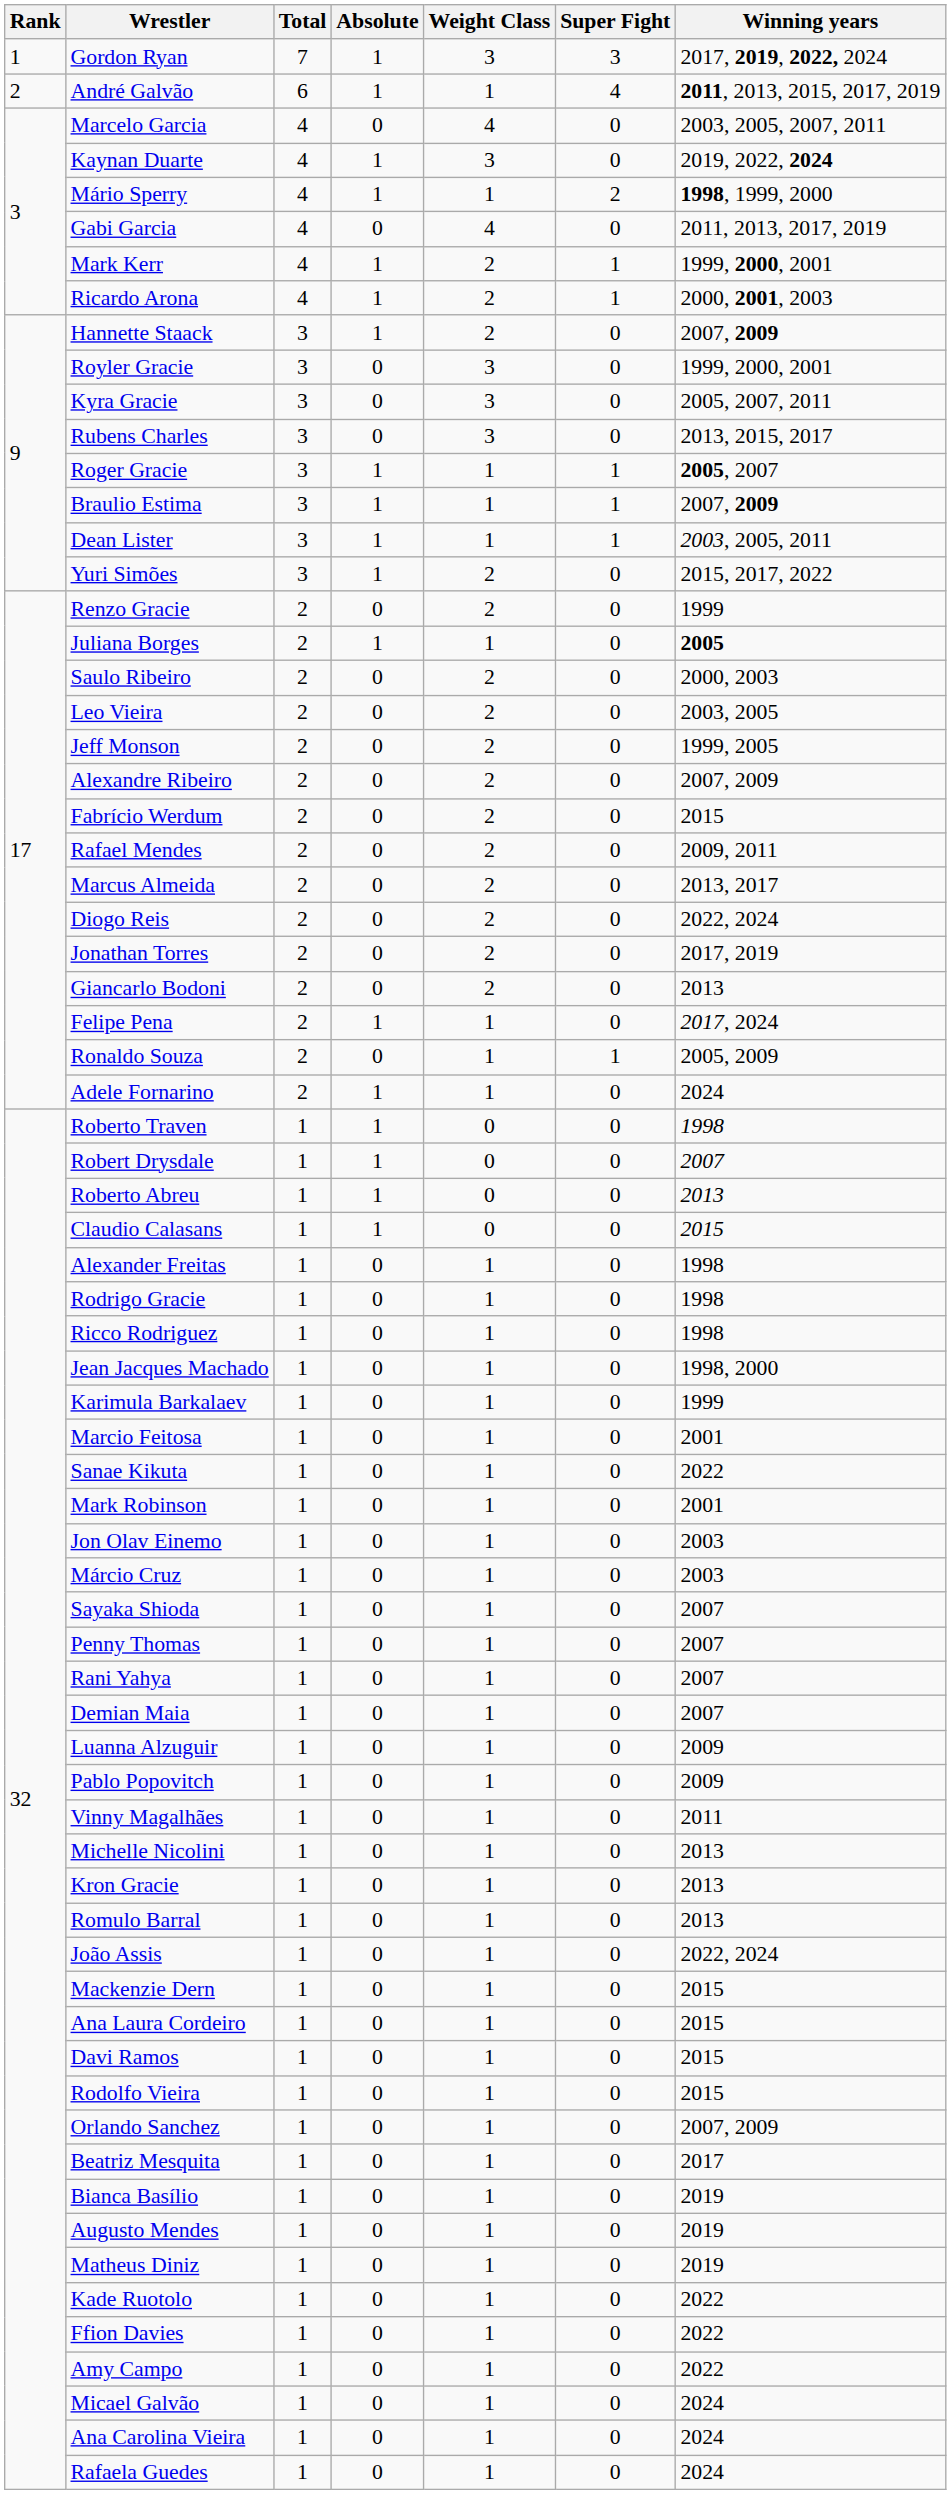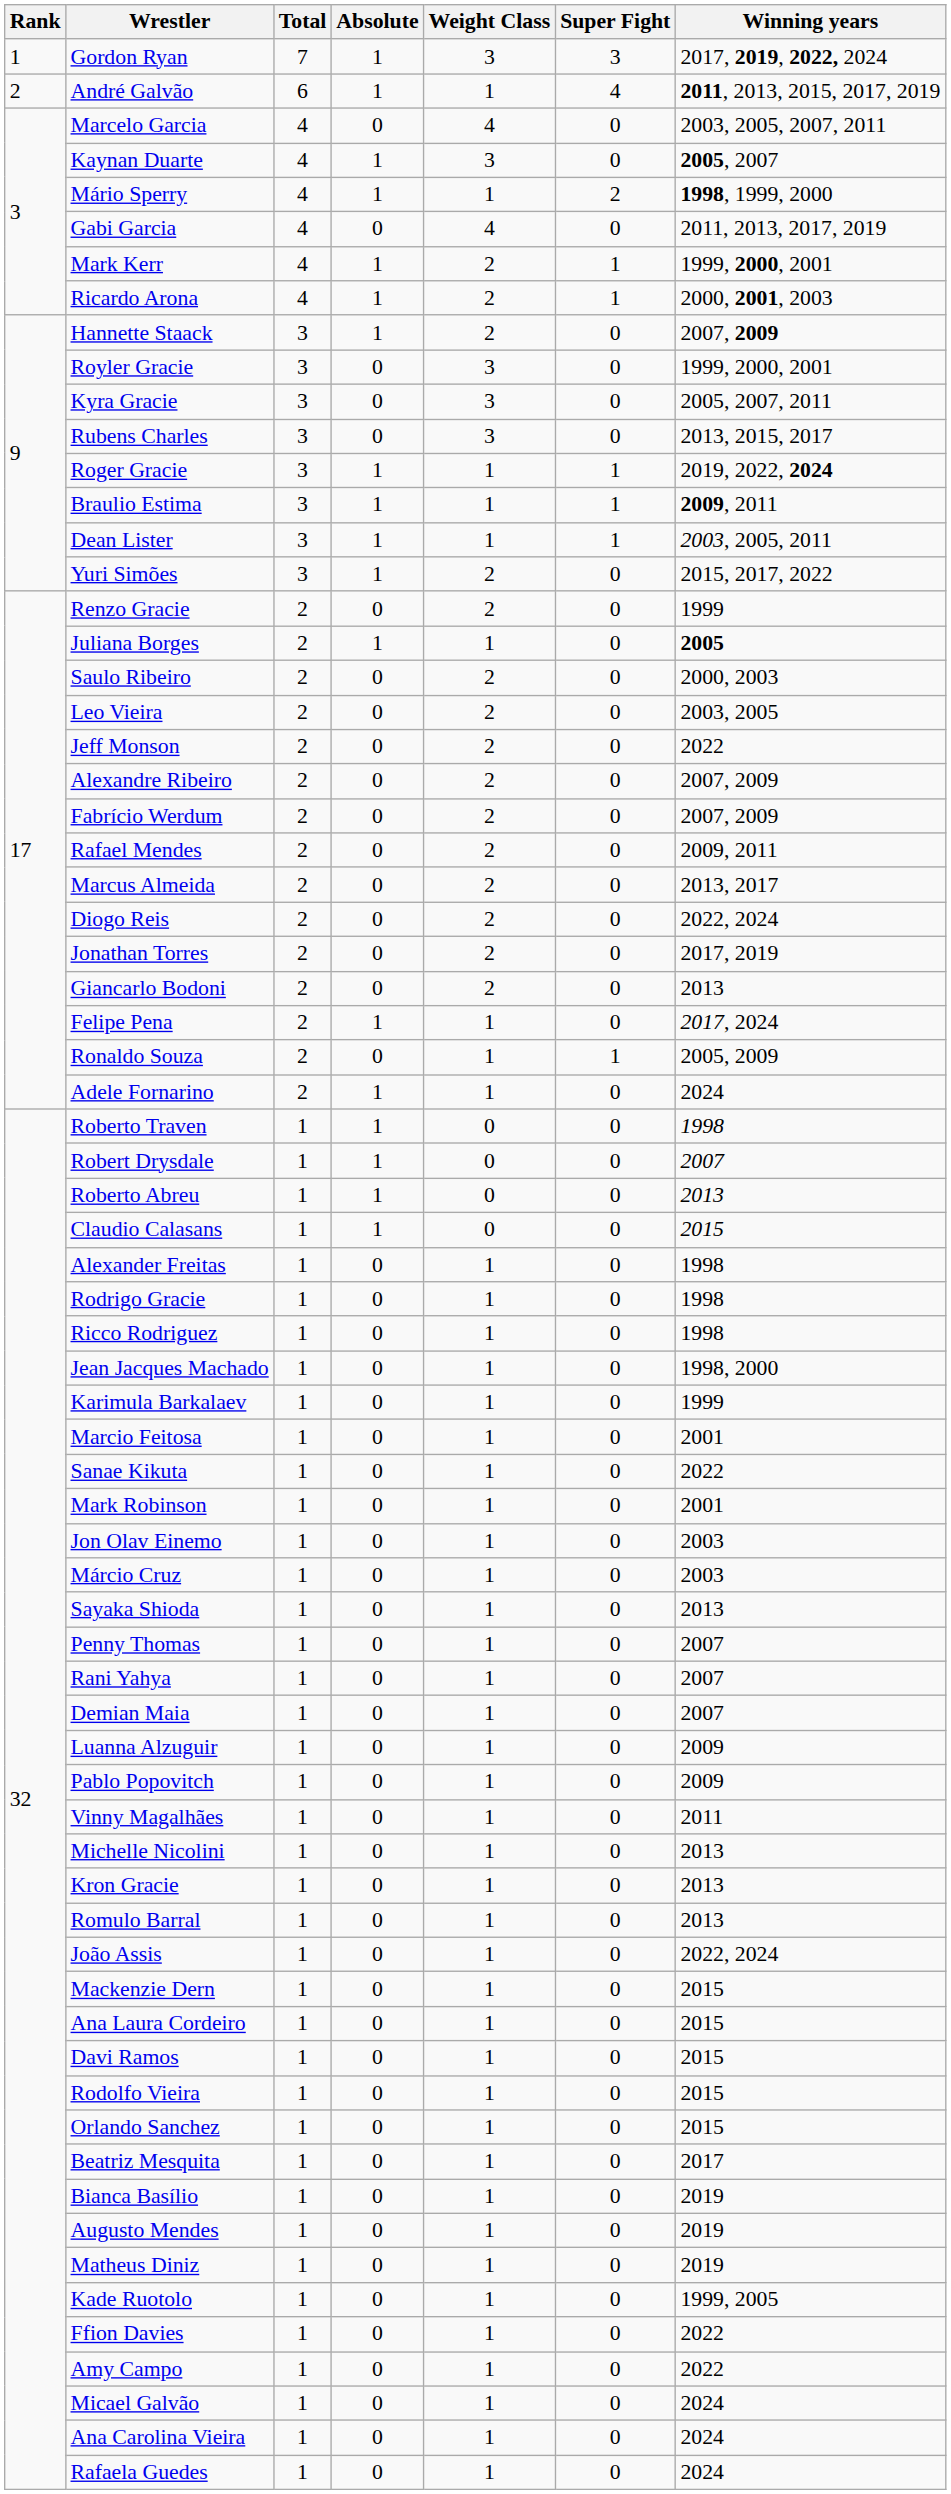(757, 159) 2019, 2022, 2024 -> (729, 159) 2005, 2007
(729, 470) 2005, 2007 -> (757, 470) 2019, 2022, 2024
(729, 504) 2007, 2009 -> (729, 504) 2009, 2011
(729, 746) 1999, 2005 -> (702, 746) 2022
(702, 815) 2015 -> (729, 815) 2007, 2009
(702, 1609) 2007 -> (702, 1609) 2013
(729, 2126) 2007, 2009 -> (702, 2126) 2015
(702, 2299) 2022 -> (729, 2299) 1999, 2005
